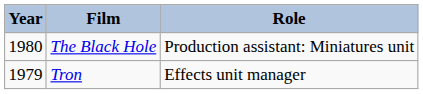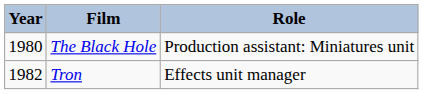(26, 74) 1979 -> (26, 74) 1982
